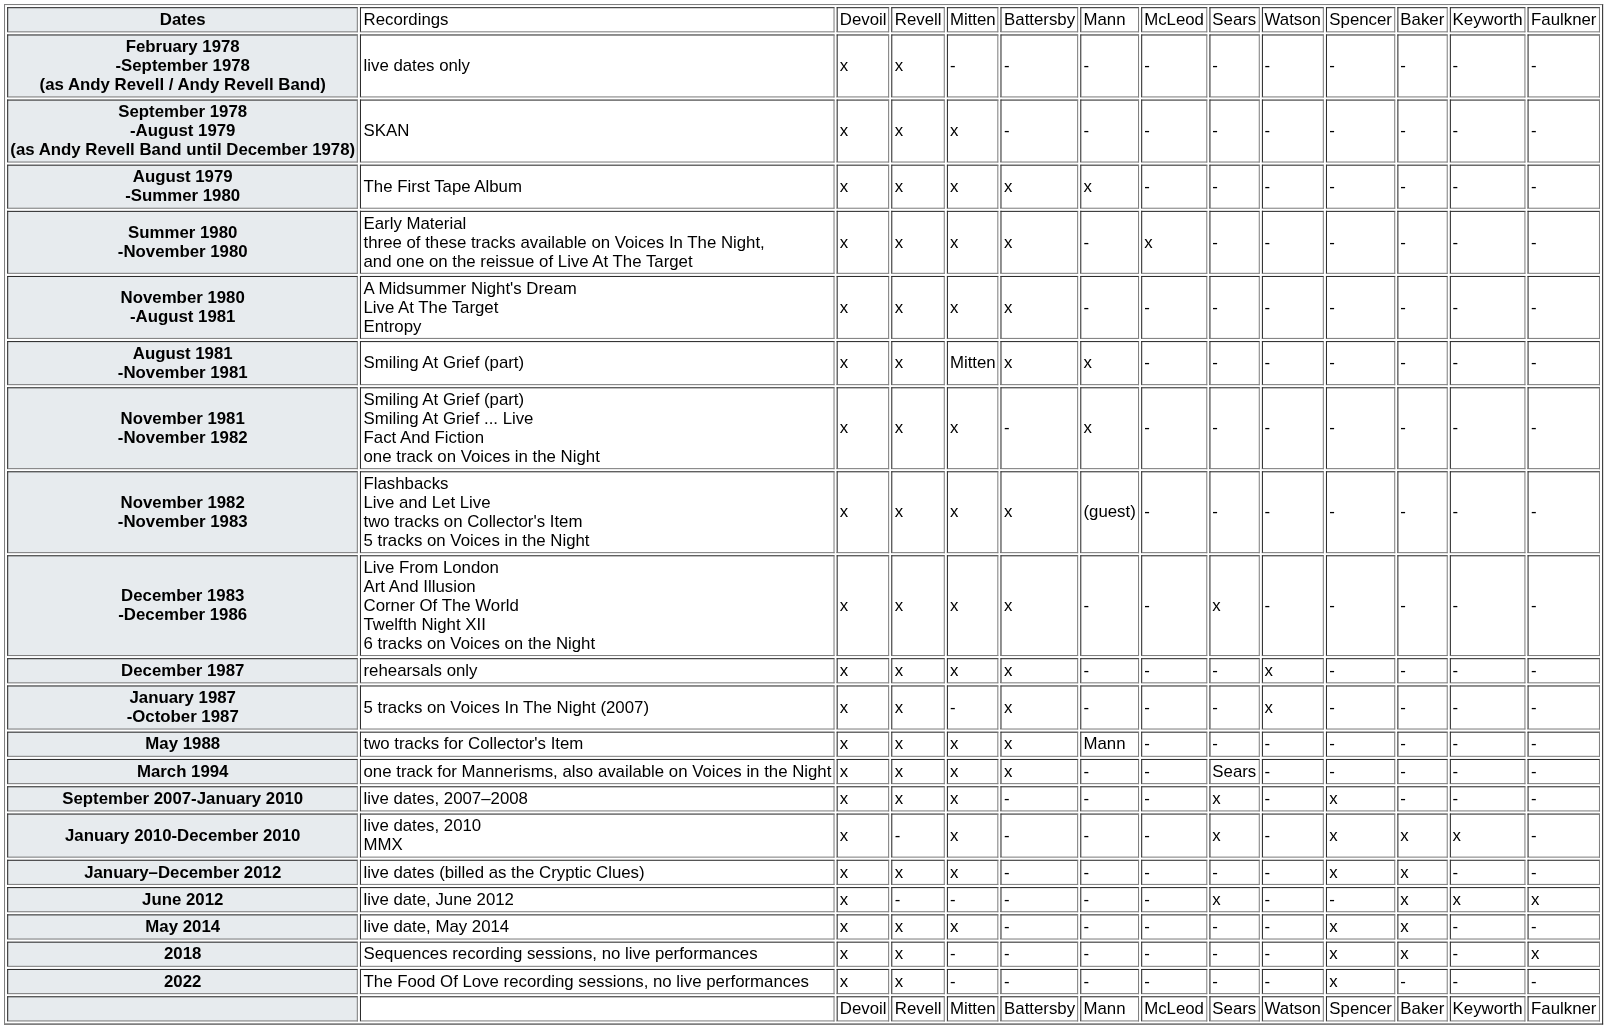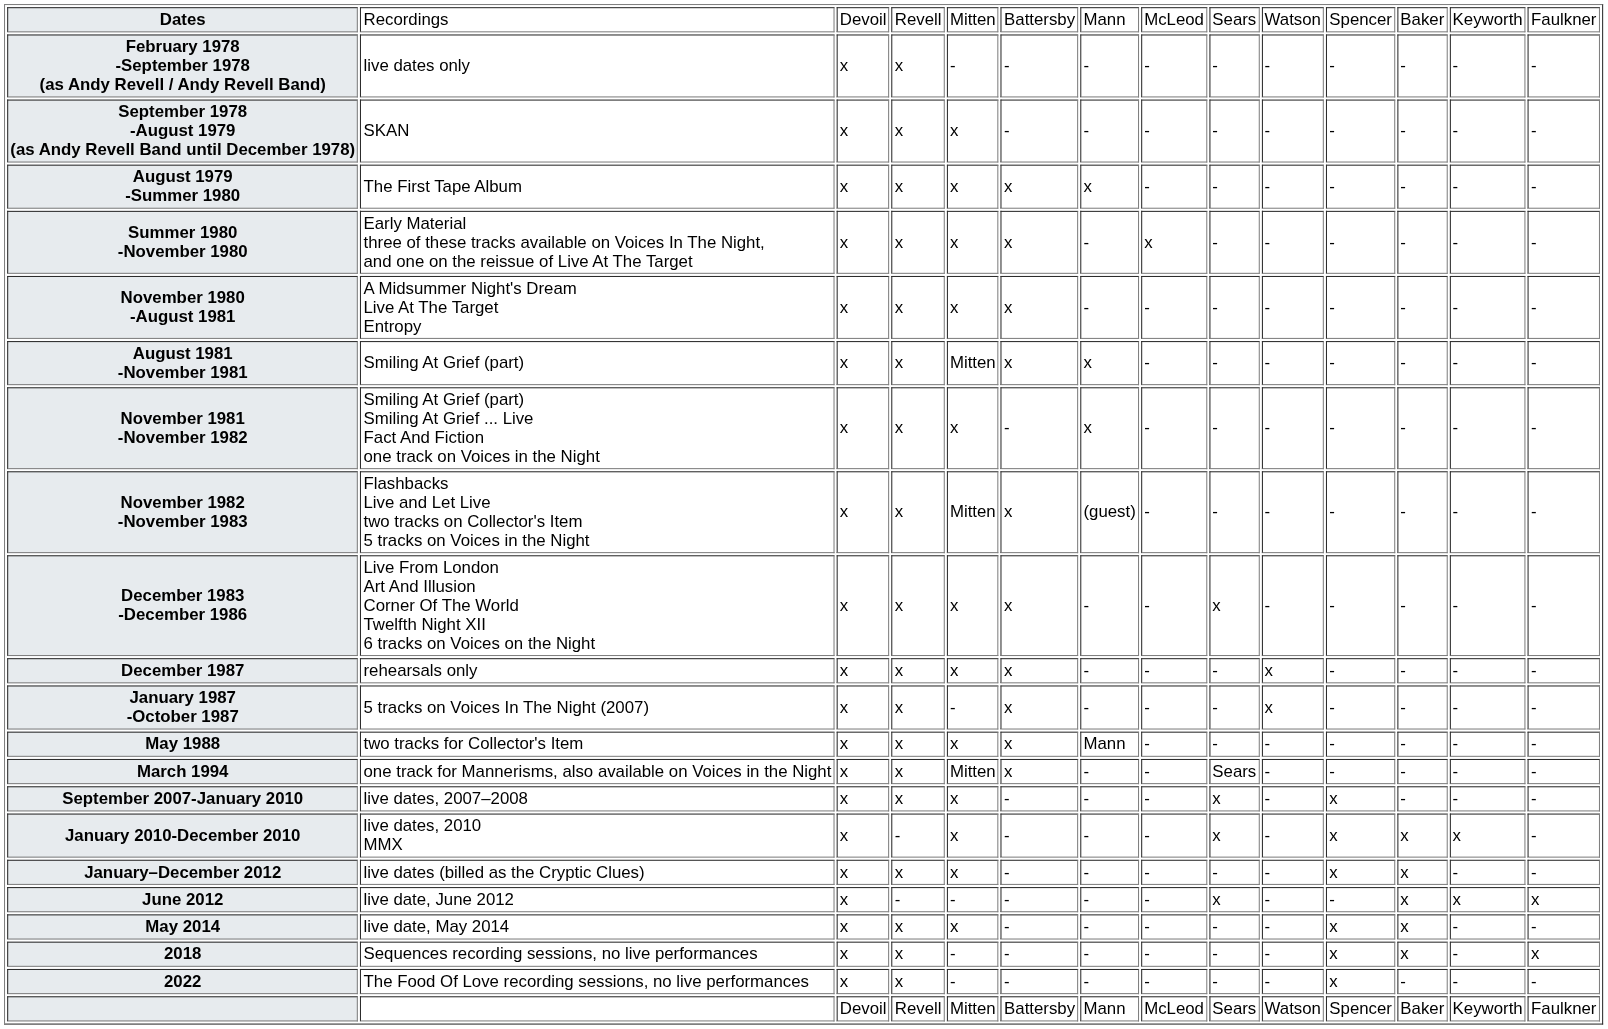(954, 512) x -> (973, 512) Mitten
(954, 771) x -> (973, 771) Mitten
